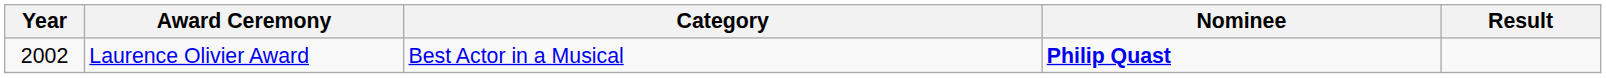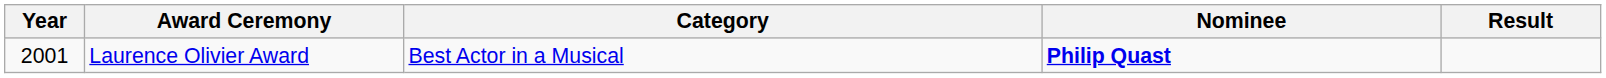(45, 55) 2002 -> (45, 55) 2001
